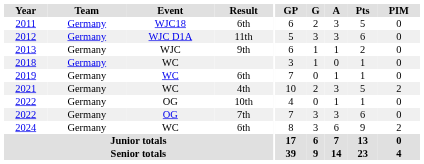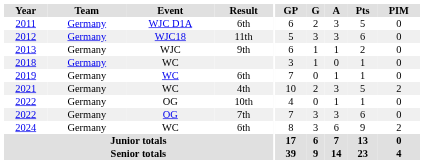(170, 23) WJC18 -> (170, 23) WJC D1A
(170, 36) WJC D1A -> (170, 36) WJC18
